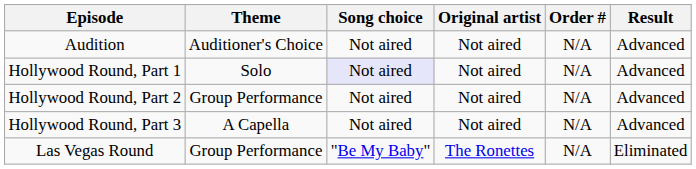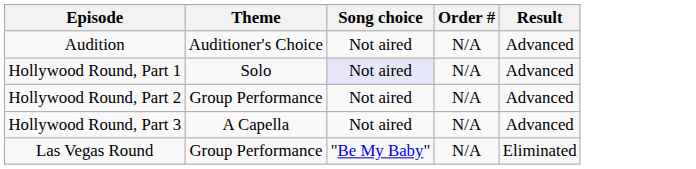- column: (490, 17)
